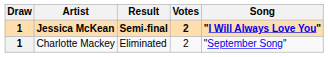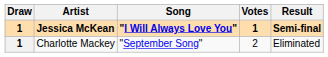columns swapped: (262, 12) <-> (144, 12)
(186, 28) 2 -> (255, 28) 1
